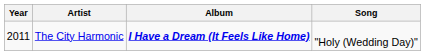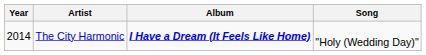(18, 36) 2011 -> (19, 36) 2014
